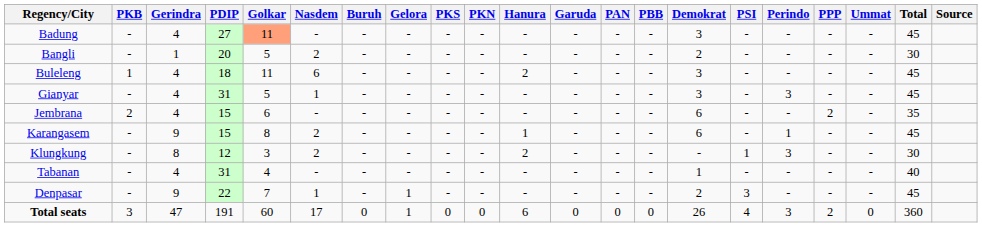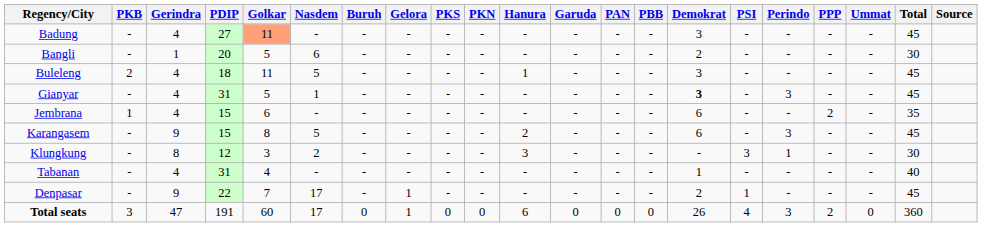(316, 53) 2 -> (316, 53) 6
(129, 73) 1 -> (129, 73) 2
(316, 73) 6 -> (316, 73) 5
(525, 73) 2 -> (525, 73) 1
(699, 93) normal -> (699, 93) bold
(129, 113) 2 -> (129, 113) 1
(316, 133) 2 -> (316, 133) 5
(525, 133) 1 -> (525, 133) 2
(788, 133) 1 -> (788, 133) 3
(525, 152) 2 -> (525, 152) 3
(747, 152) 1 -> (747, 152) 3
(788, 152) 3 -> (788, 152) 1
(316, 192) 1 -> (316, 192) 17
(747, 192) 3 -> (747, 192) 1
